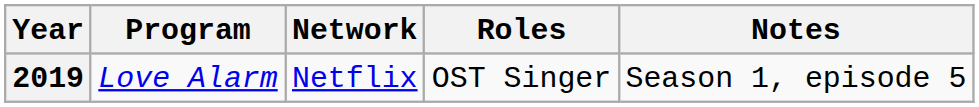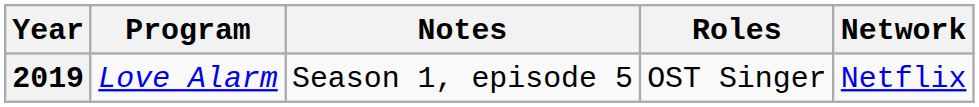columns swapped: (355, 30) <-> (796, 30)
